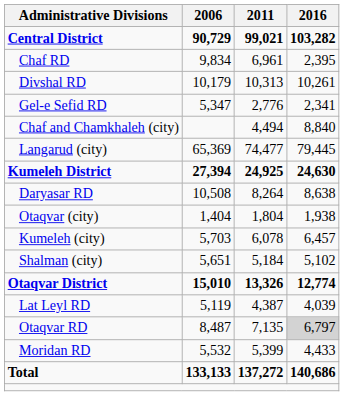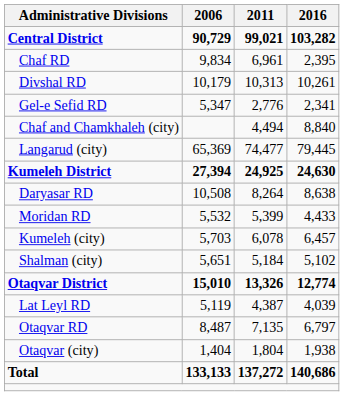rows swapped: (55, 350) <-> (59, 216)
(320, 328) lightgrey background -> (320, 328) no background
